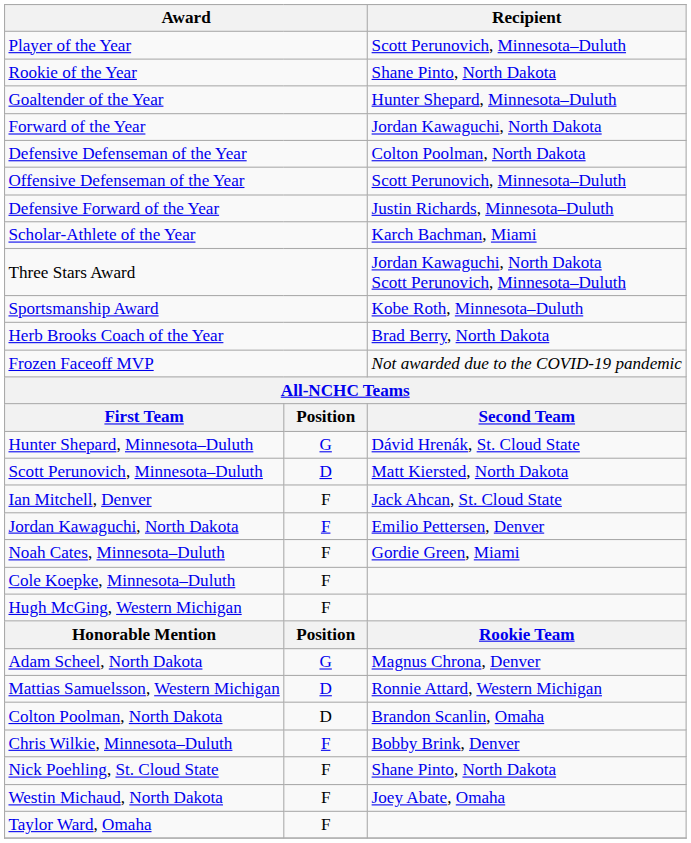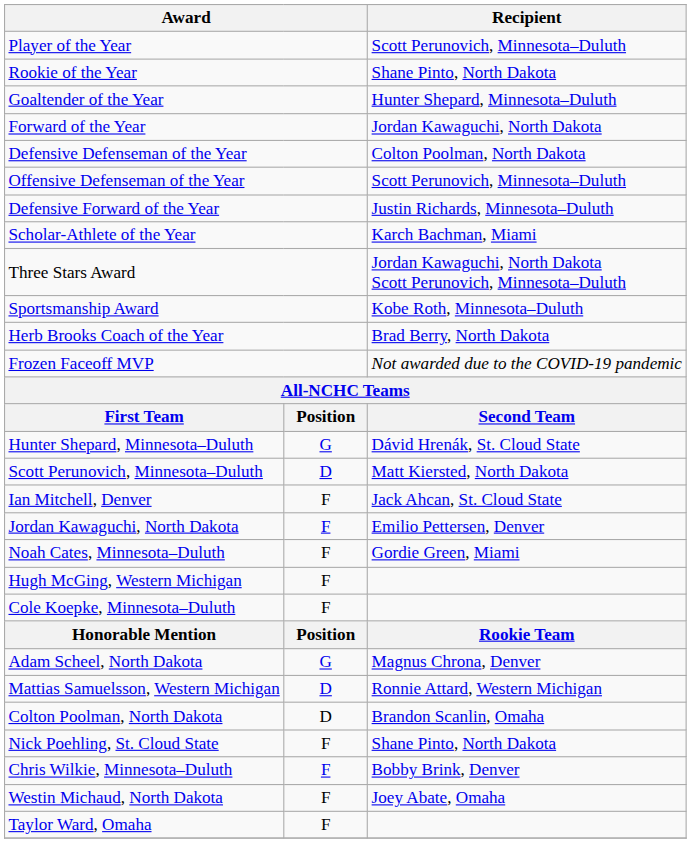rows swapped: (122, 580) <-> (125, 607)
rows swapped: (120, 743) <-> (114, 770)
